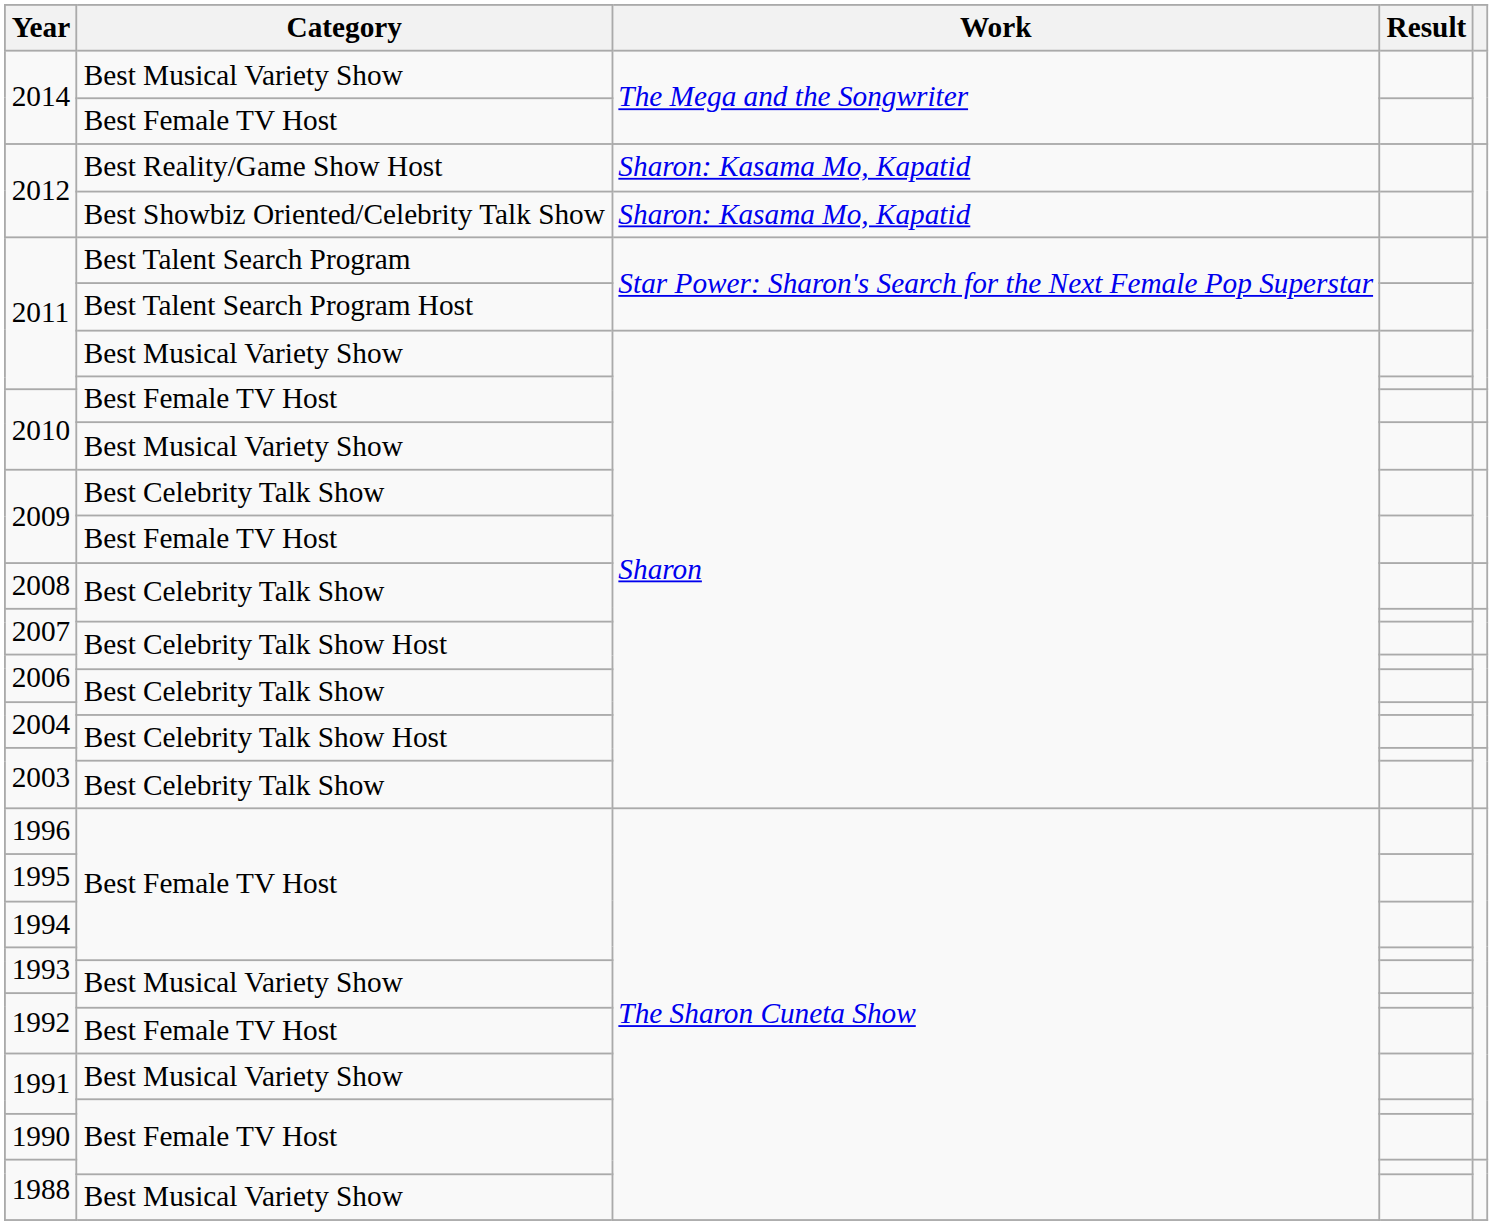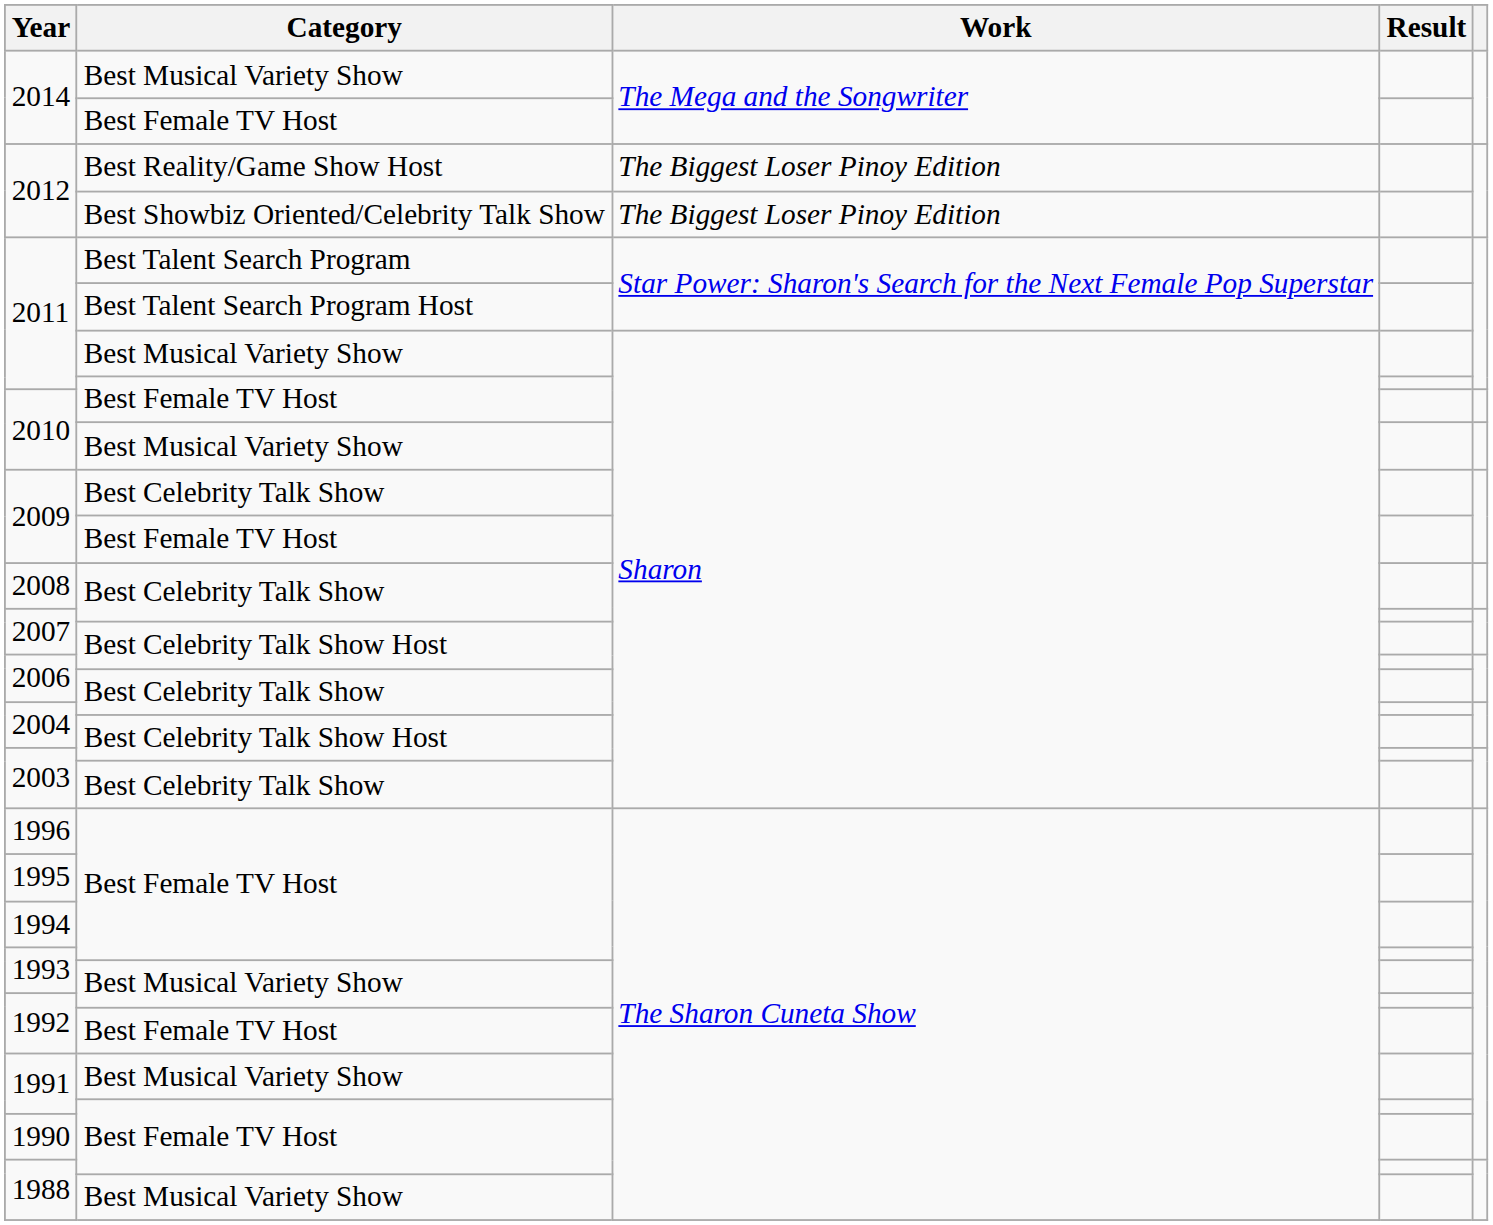(794, 167) Sharon: Kasama Mo, Kapatid -> (809, 167) The Biggest Loser Pinoy Edition
(794, 213) Sharon: Kasama Mo, Kapatid -> (809, 213) The Biggest Loser Pinoy Edition
